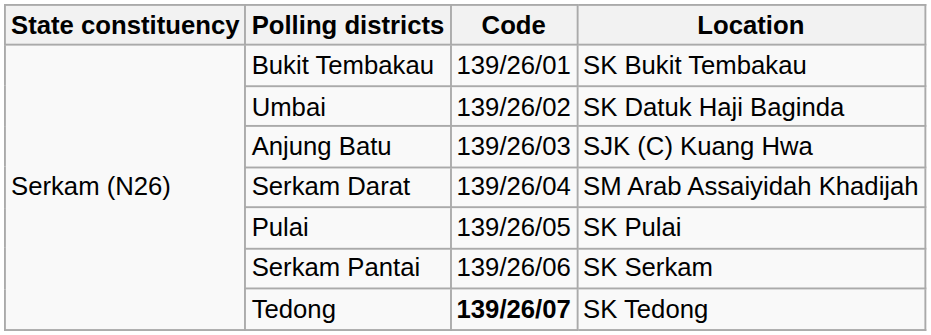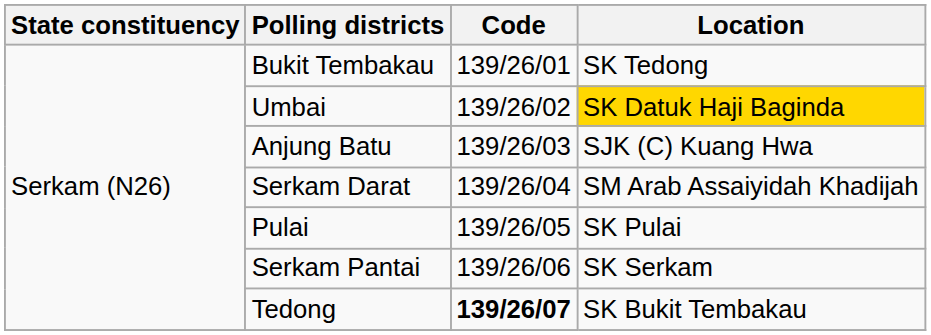(695, 65) SK Bukit Tembakau -> (646, 65) SK Tedong
(714, 106) no background -> (714, 106) gold background
(646, 308) SK Tedong -> (695, 308) SK Bukit Tembakau
